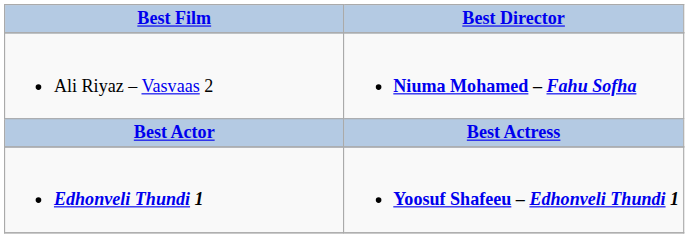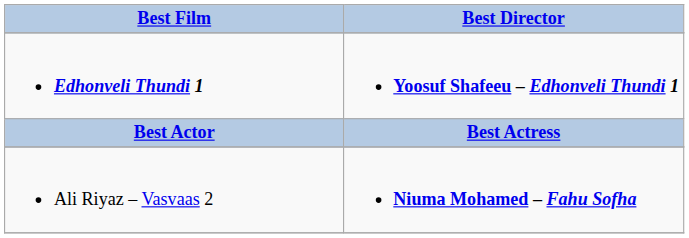rows swapped: (174, 200) <-> (174, 86)
